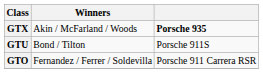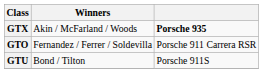rows swapped: (18, 60) <-> (18, 44)
